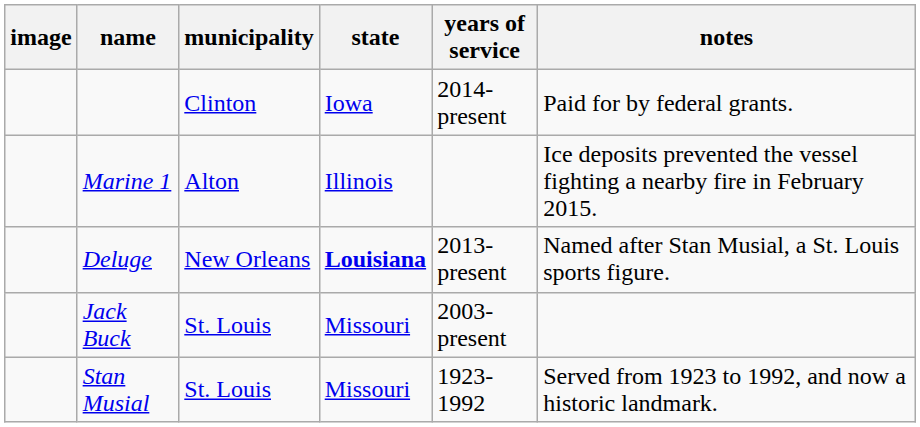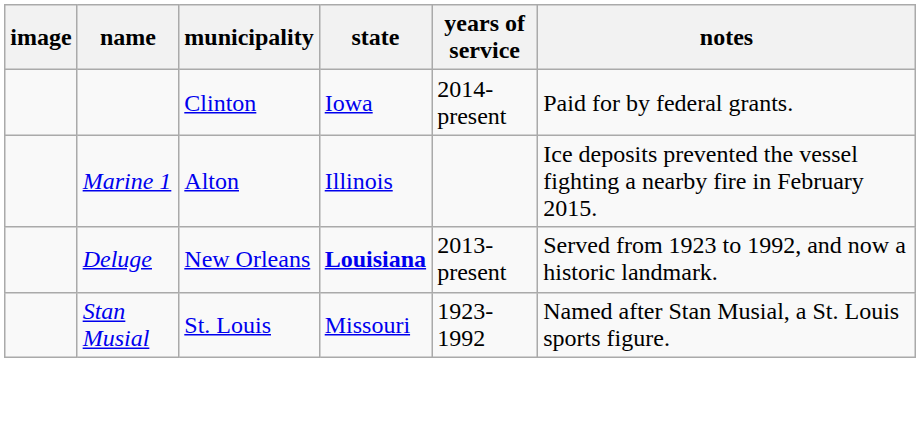(721, 259) Named after Stan Musial, a St. Louis sports figure. -> (725, 259) Served from 1923 to 1992, and now a historic landmark.
- row: (107, 324)
(725, 389) Served from 1923 to 1992, and now a historic landmark. -> (721, 324) Named after Stan Musial, a St. Louis sports figure.
